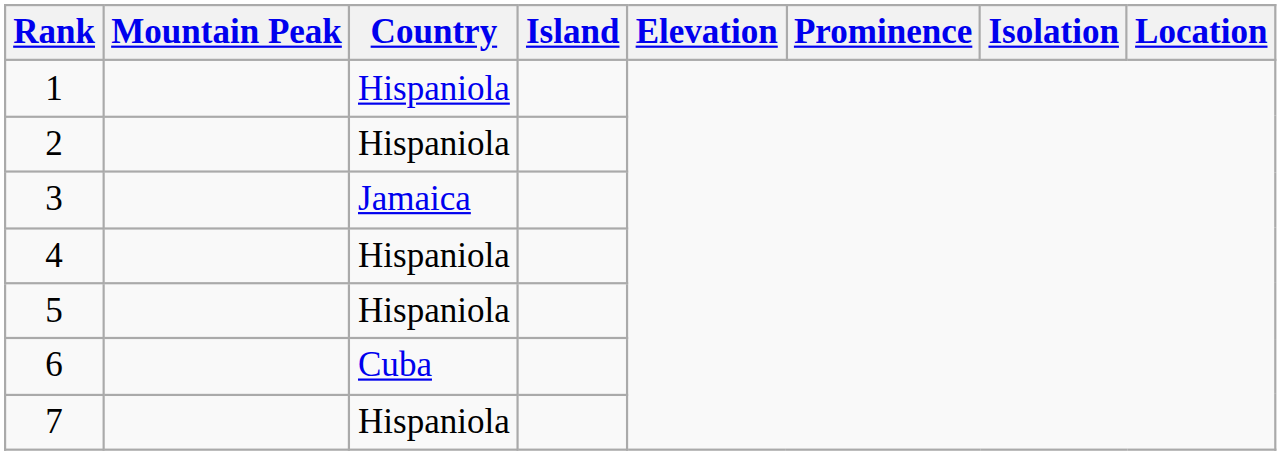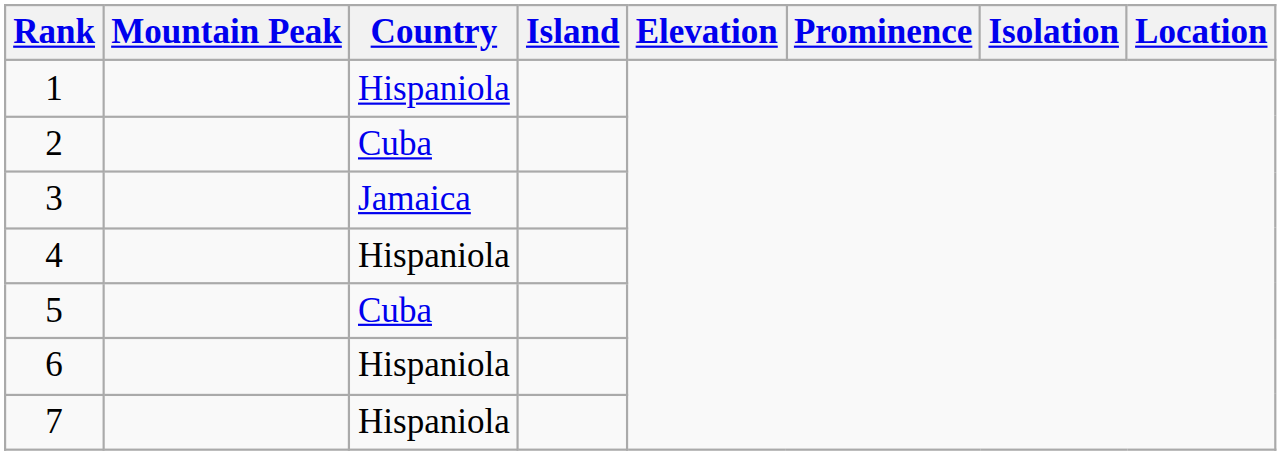(434, 143) Hispaniola -> (395, 143) Cuba
(434, 310) Hispaniola -> (395, 310) Cuba
(395, 365) Cuba -> (434, 365) Hispaniola
